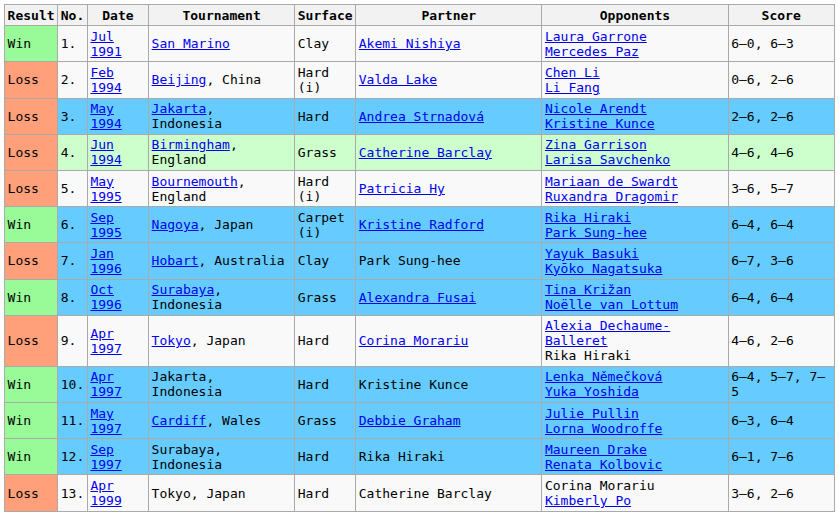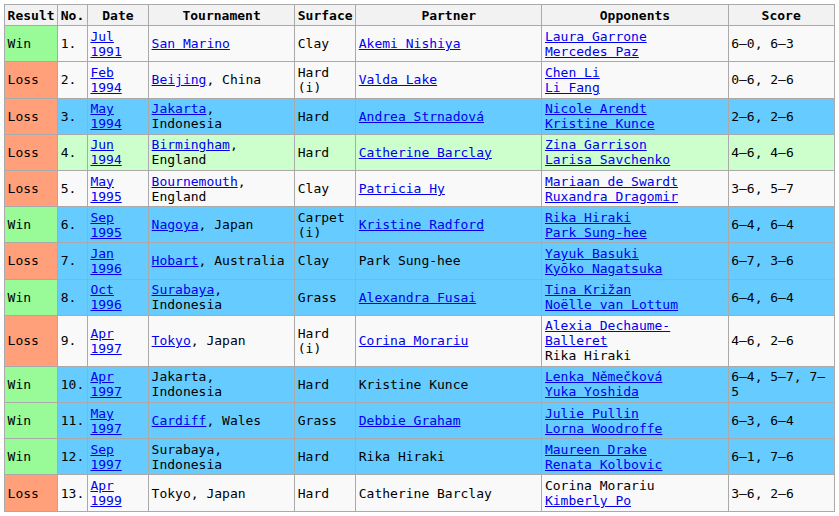(317, 152) Grass -> (313, 152) Hard
(313, 189) Hard (i) -> (313, 189) Clay
(313, 341) Hard -> (313, 341) Hard (i)
